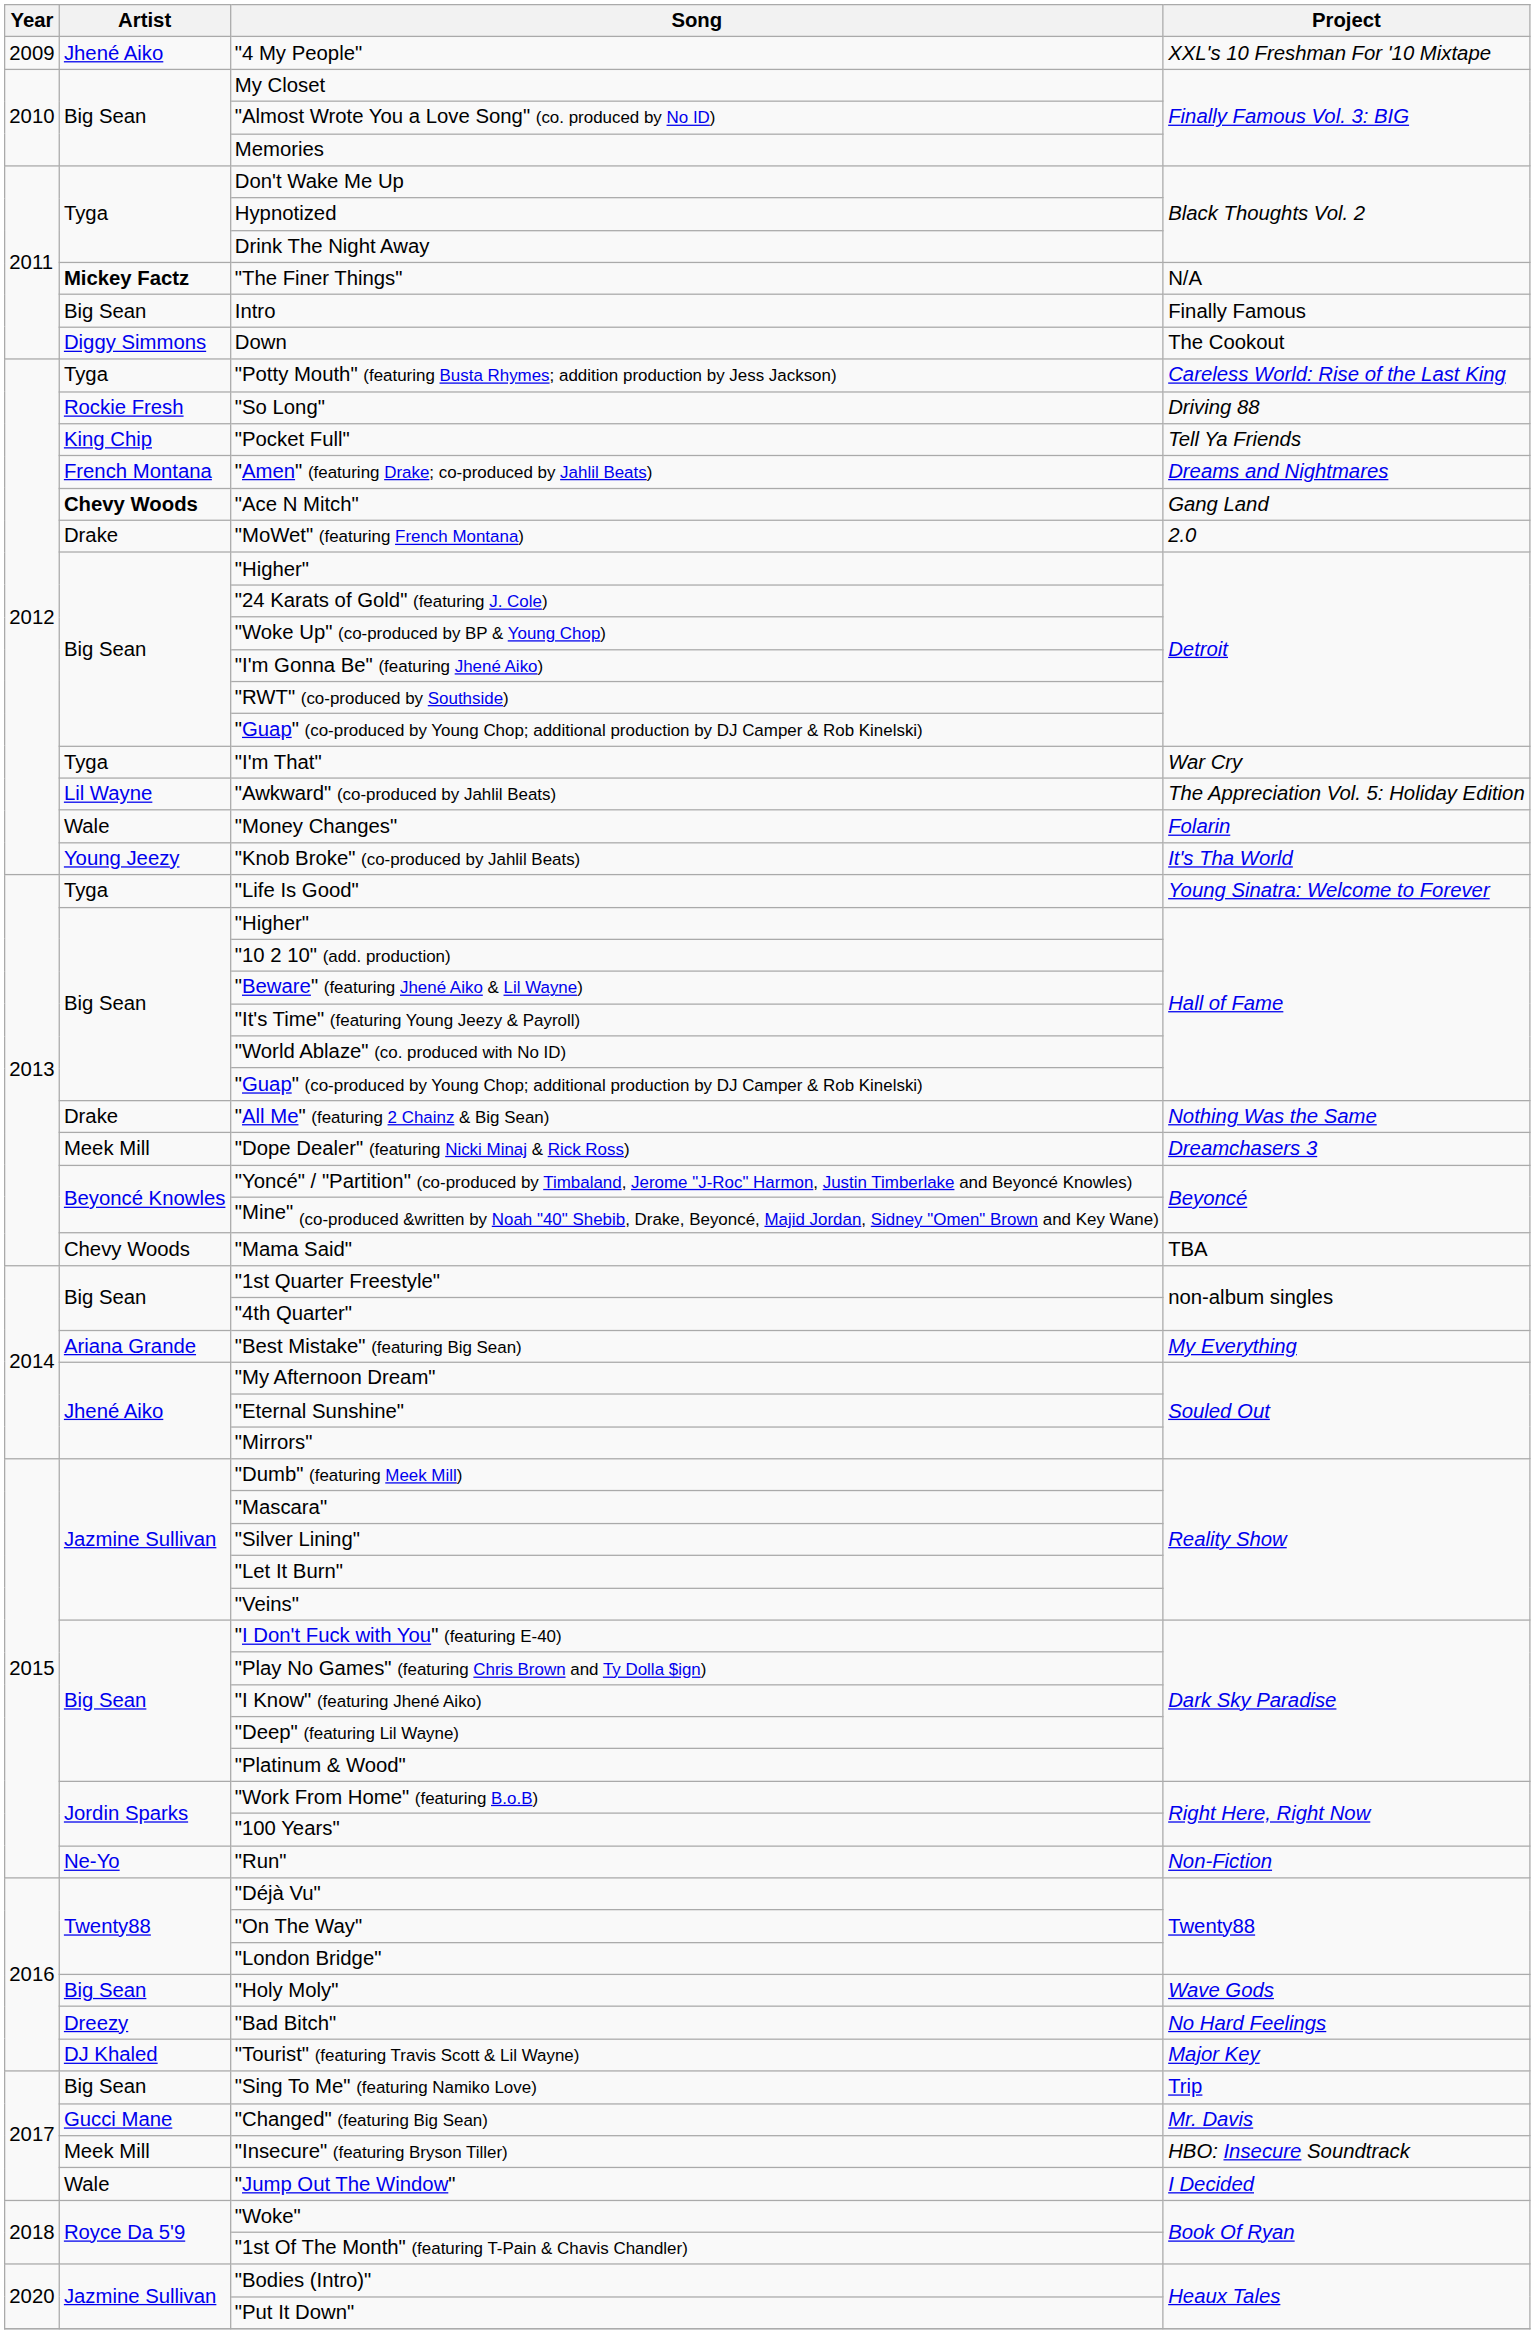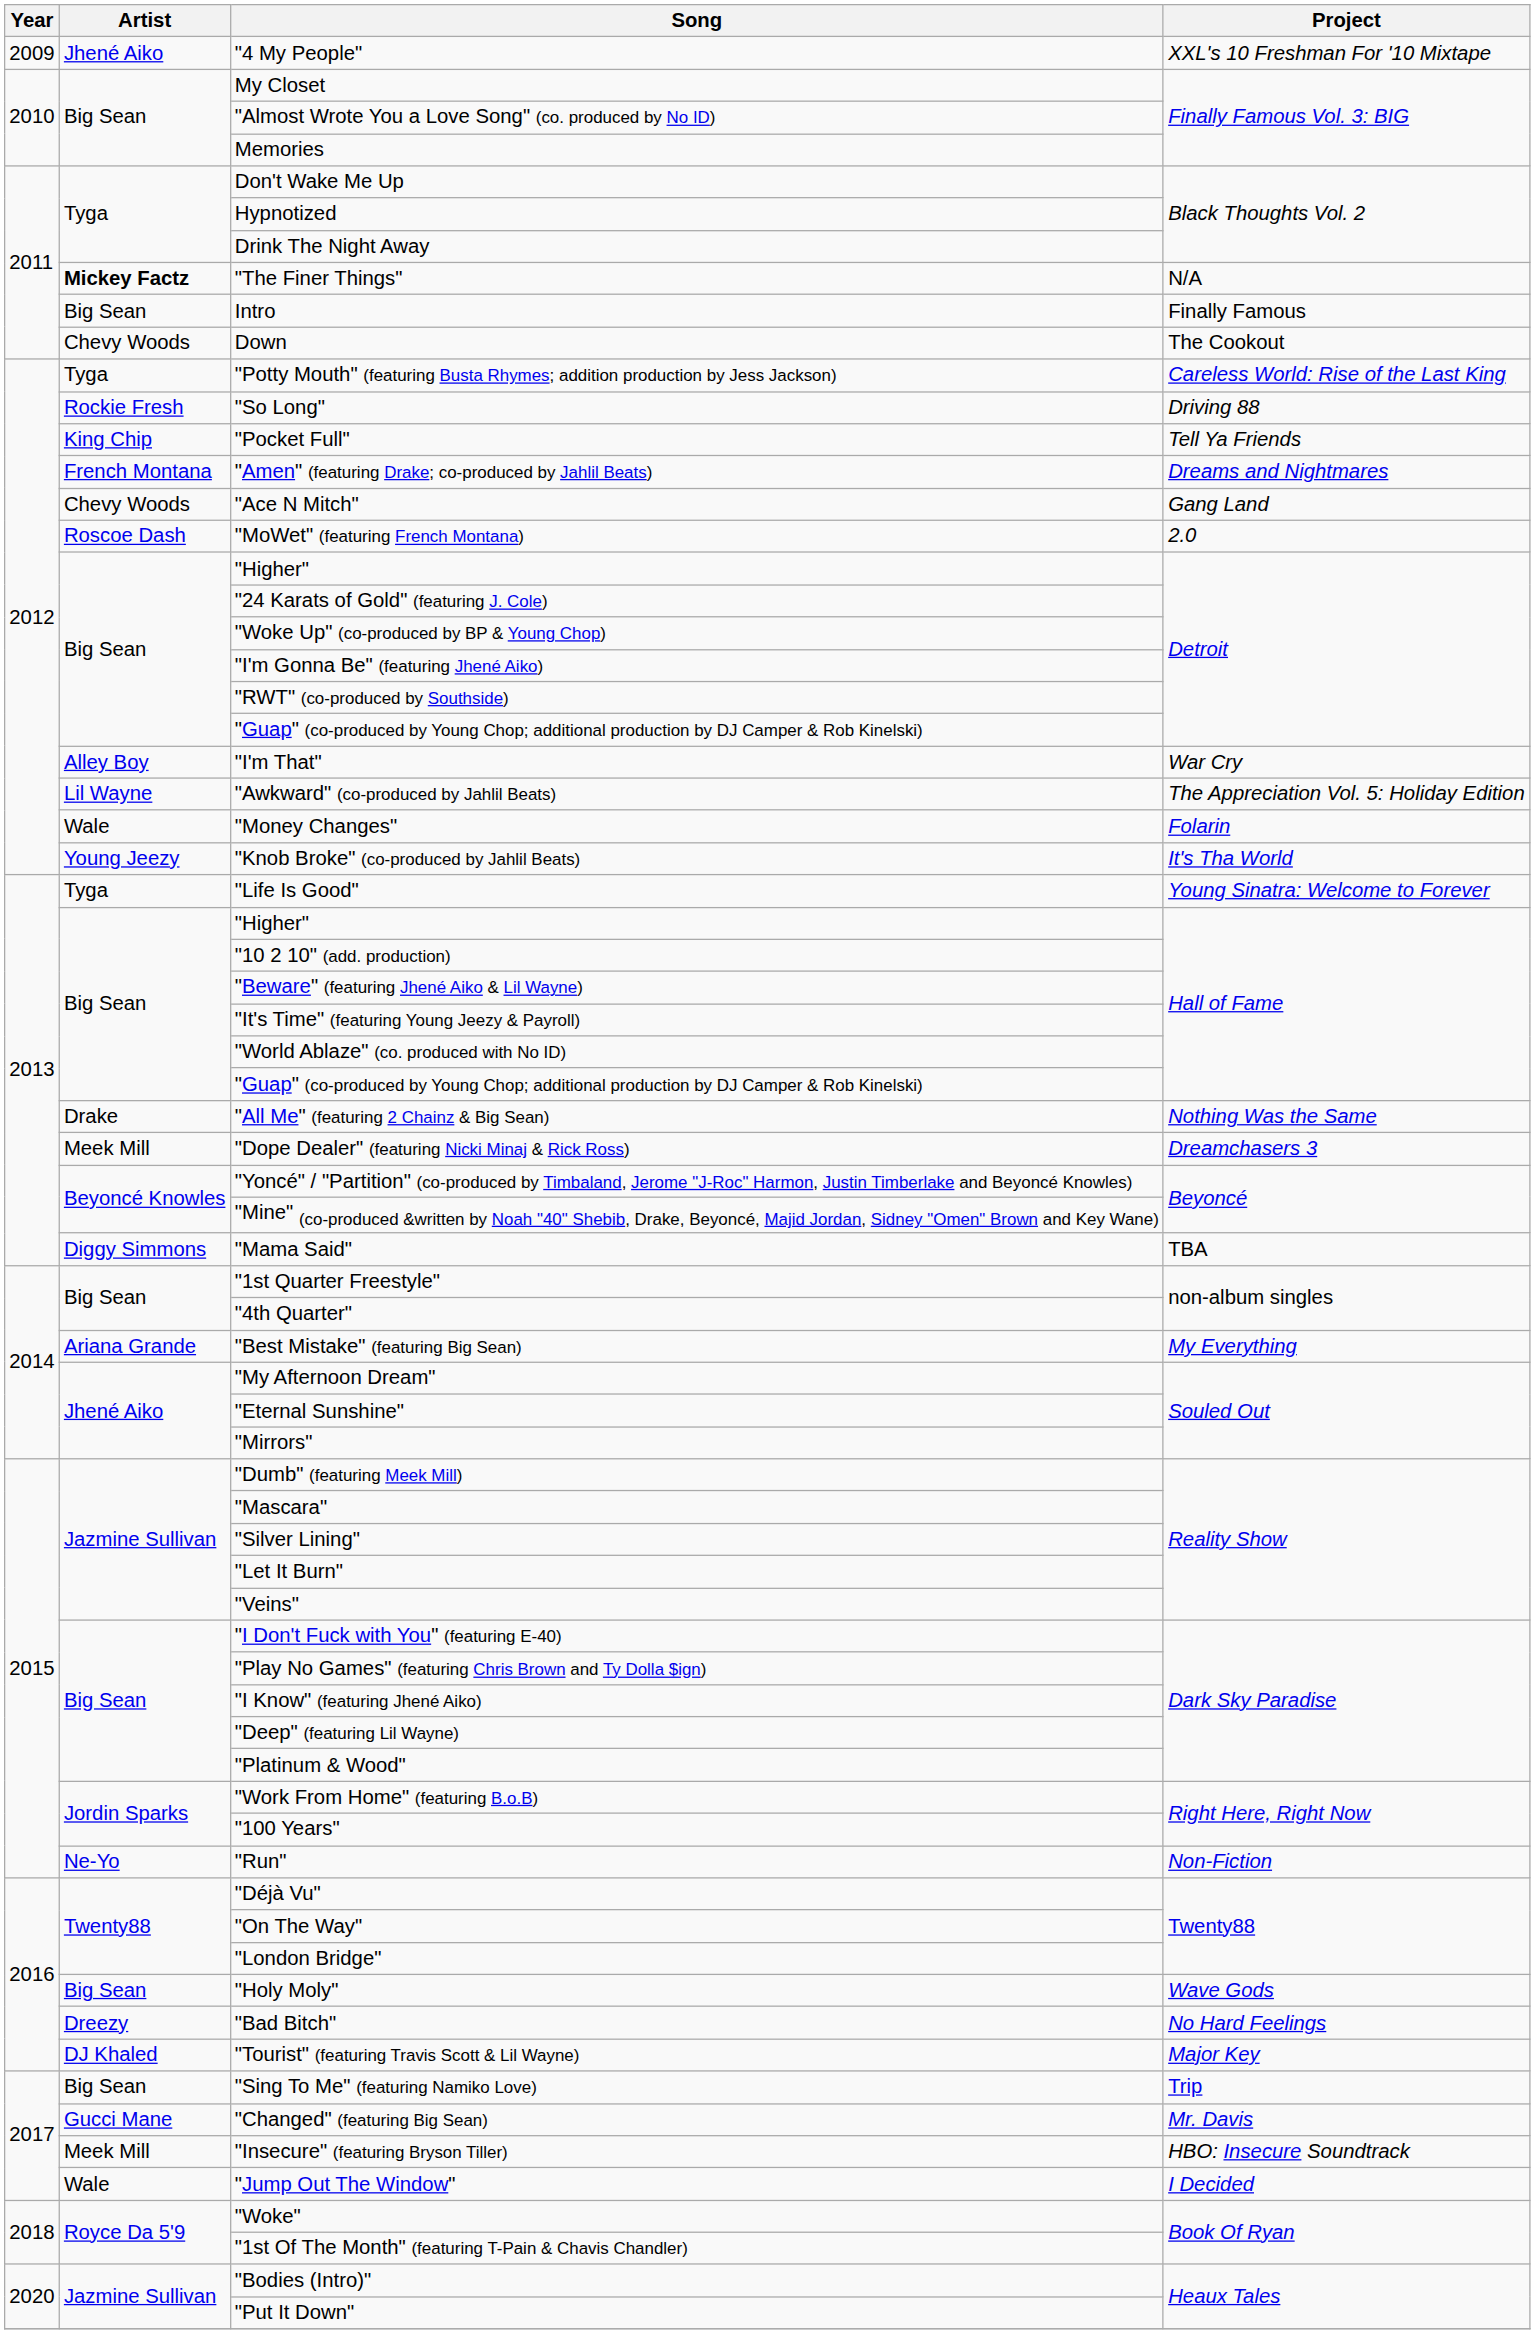(135, 342) Diggy Simmons -> (127, 342) Chevy Woods
(131, 504) bold -> (127, 504) normal
(91, 536) Drake -> (125, 536) Roscoe Dash
(86, 761) Tyga -> (106, 761) Alley Boy
(127, 1249) Chevy Woods -> (135, 1249) Diggy Simmons
